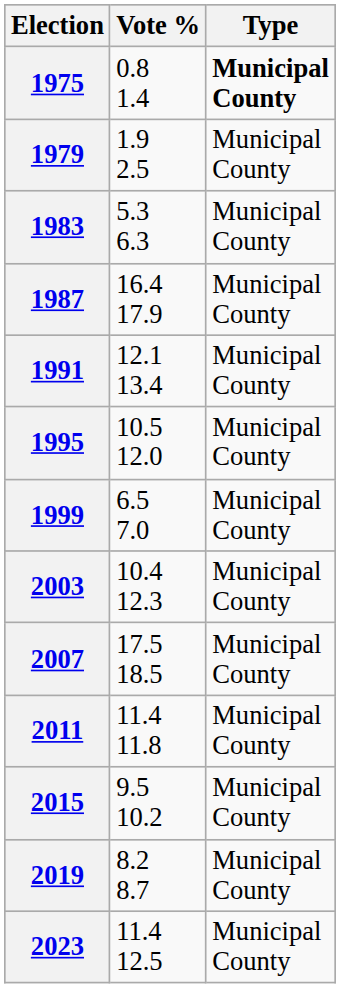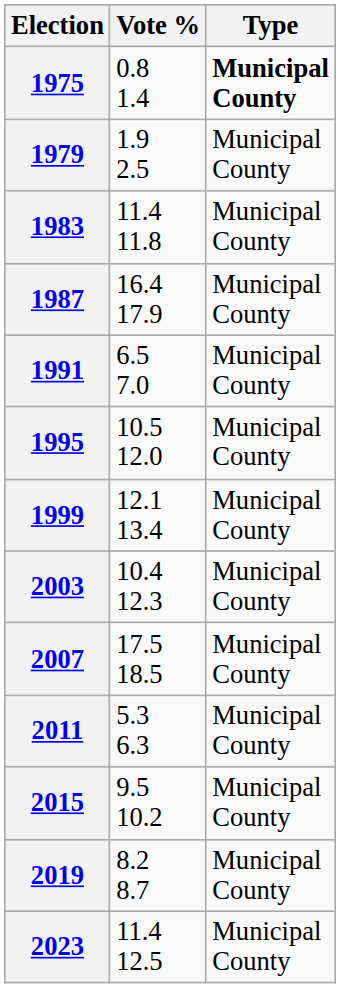(133, 226) 5.3 6.3 -> (139, 226) 11.4 11.8
(139, 370) 12.1 13.4 -> (133, 370) 6.5 7.0
(133, 514) 6.5 7.0 -> (139, 514) 12.1 13.4
(139, 730) 11.4 11.8 -> (133, 730) 5.3 6.3
